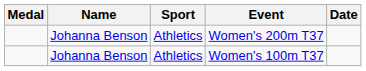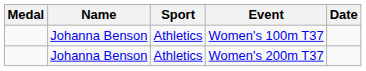rows swapped: (266, 36) <-> (266, 56)
